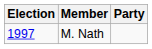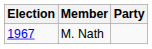(21, 33) 1997 -> (21, 33) 1967
